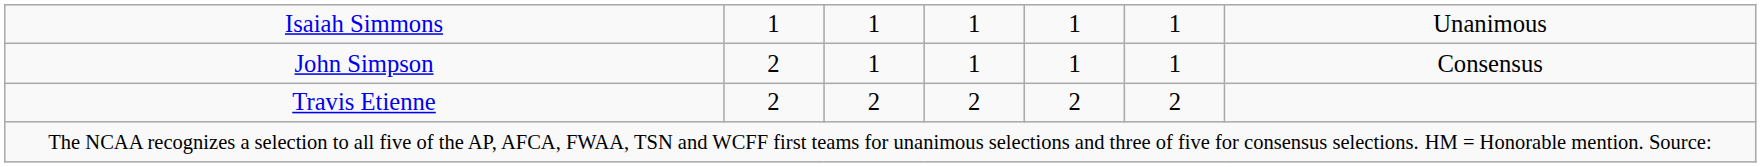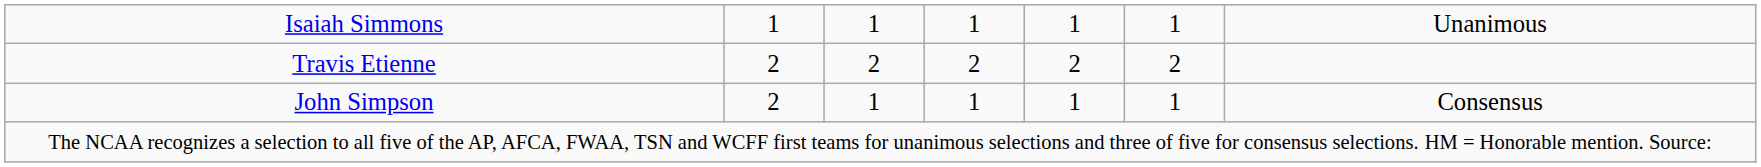rows swapped: (364, 102) <-> (364, 63)
